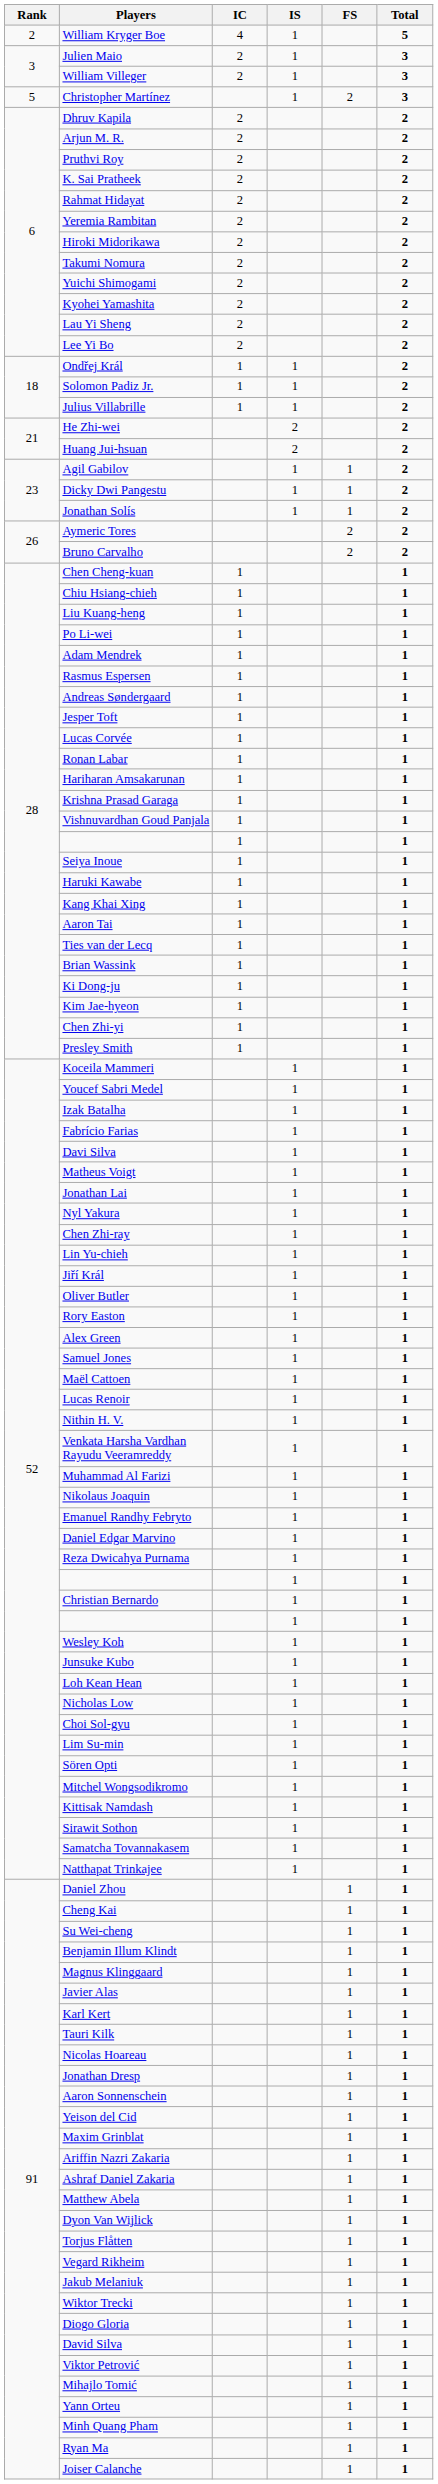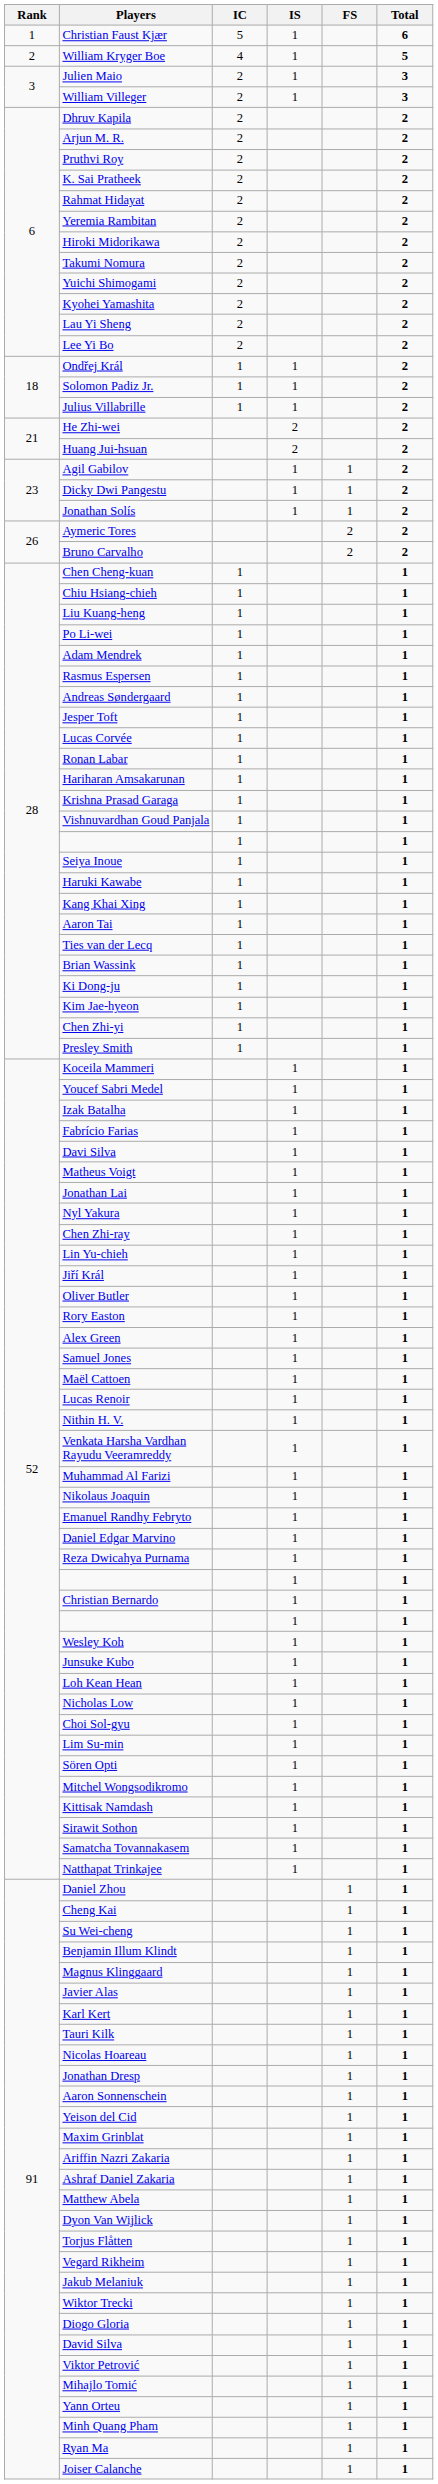+ row: (32, 35)
- row: (32, 97)
